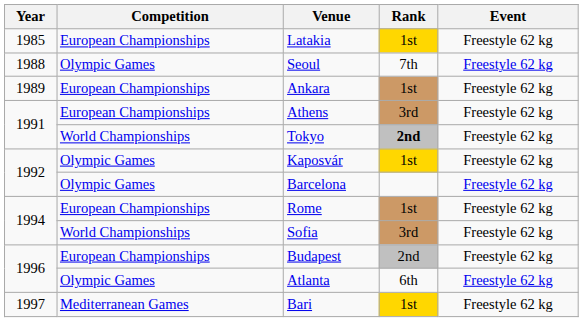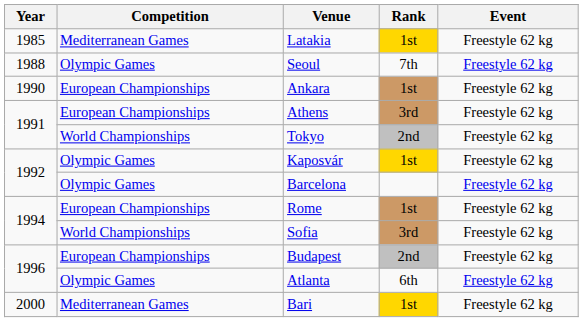(135, 40) European Championships -> (124, 40) Mediterranean Games
(31, 88) 1989 -> (31, 88) 1990
(409, 136) bold -> (409, 136) normal
(31, 304) 1997 -> (31, 304) 2000
